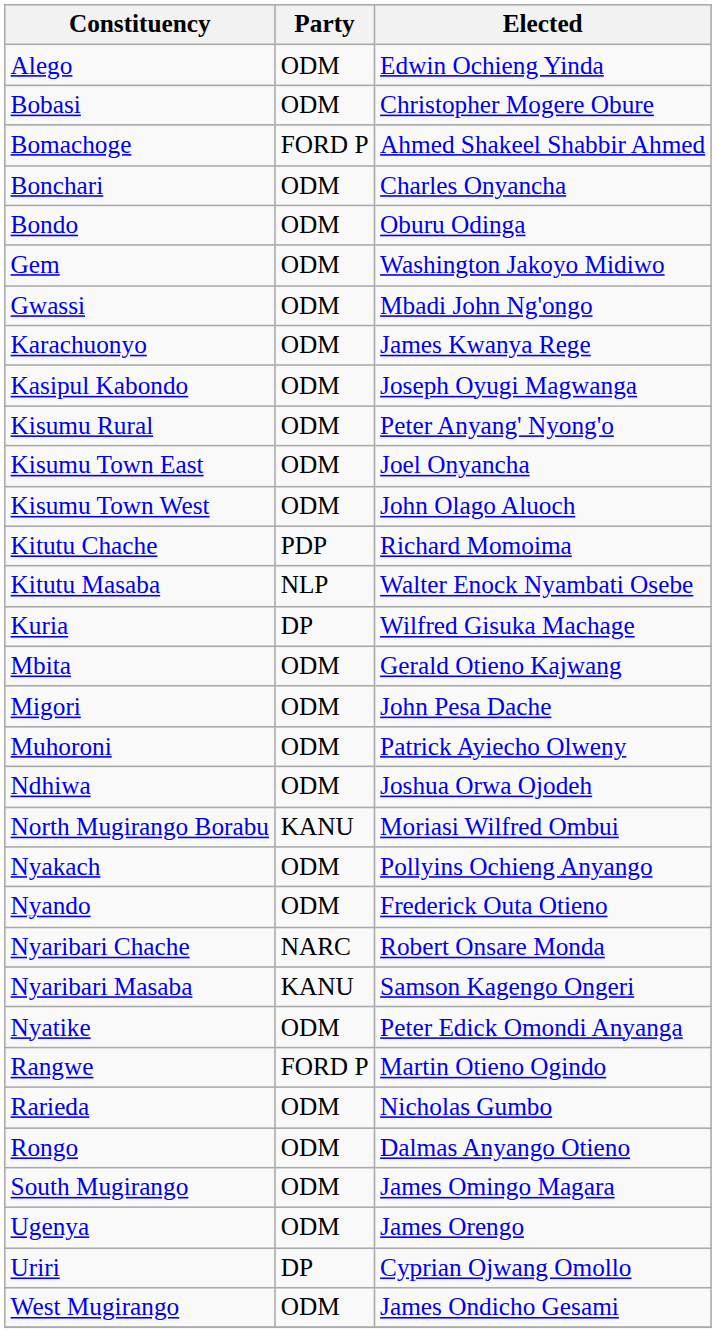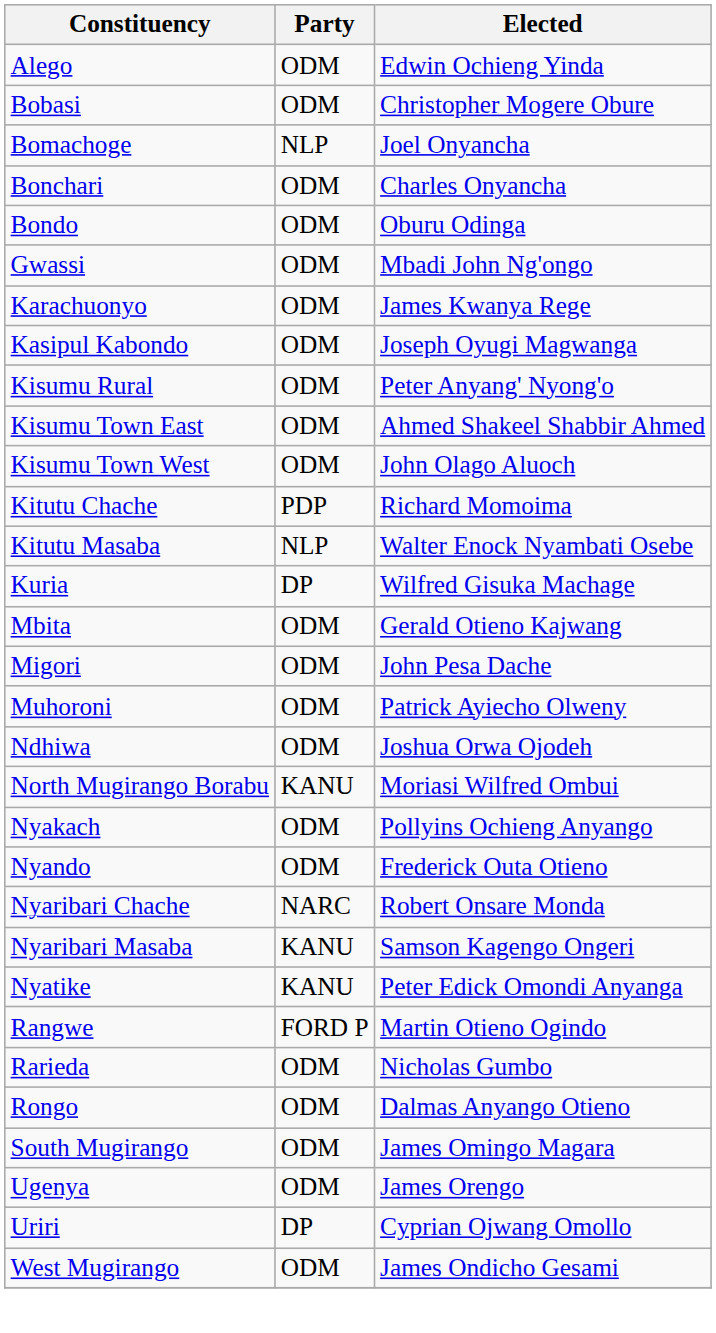(325, 144) FORD P -> (305, 144) NLP
(543, 144) Ahmed Shakeel Shabbir Ahmed -> (455, 144) Joel Onyancha
- row: (35, 265)
(455, 465) Joel Onyancha -> (543, 425) Ahmed Shakeel Shabbir Ahmed
(310, 1026) ODM -> (317, 986) KANU
